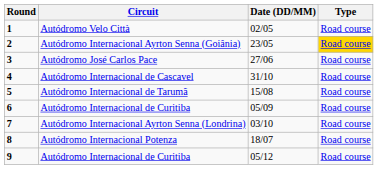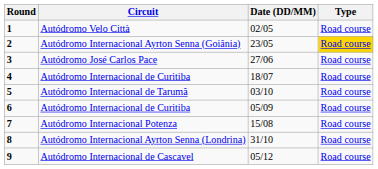(117, 76) Autódromo Internacional de Cascavel -> (115, 76) Autódromo Internacional de Curitiba
(262, 76) 31/10 -> (262, 76) 18/07
(262, 92) 15/08 -> (262, 92) 03/10
(143, 124) Autódromo Internacional Ayrton Senna (Londrina) -> (109, 124) Autódromo Internacional Potenza
(262, 124) 03/10 -> (262, 124) 15/08
(109, 140) Autódromo Internacional Potenza -> (143, 140) Autódromo Internacional Ayrton Senna (Londrina)
(262, 140) 18/07 -> (262, 140) 31/10
(115, 156) Autódromo Internacional de Curitiba -> (117, 156) Autódromo Internacional de Cascavel
